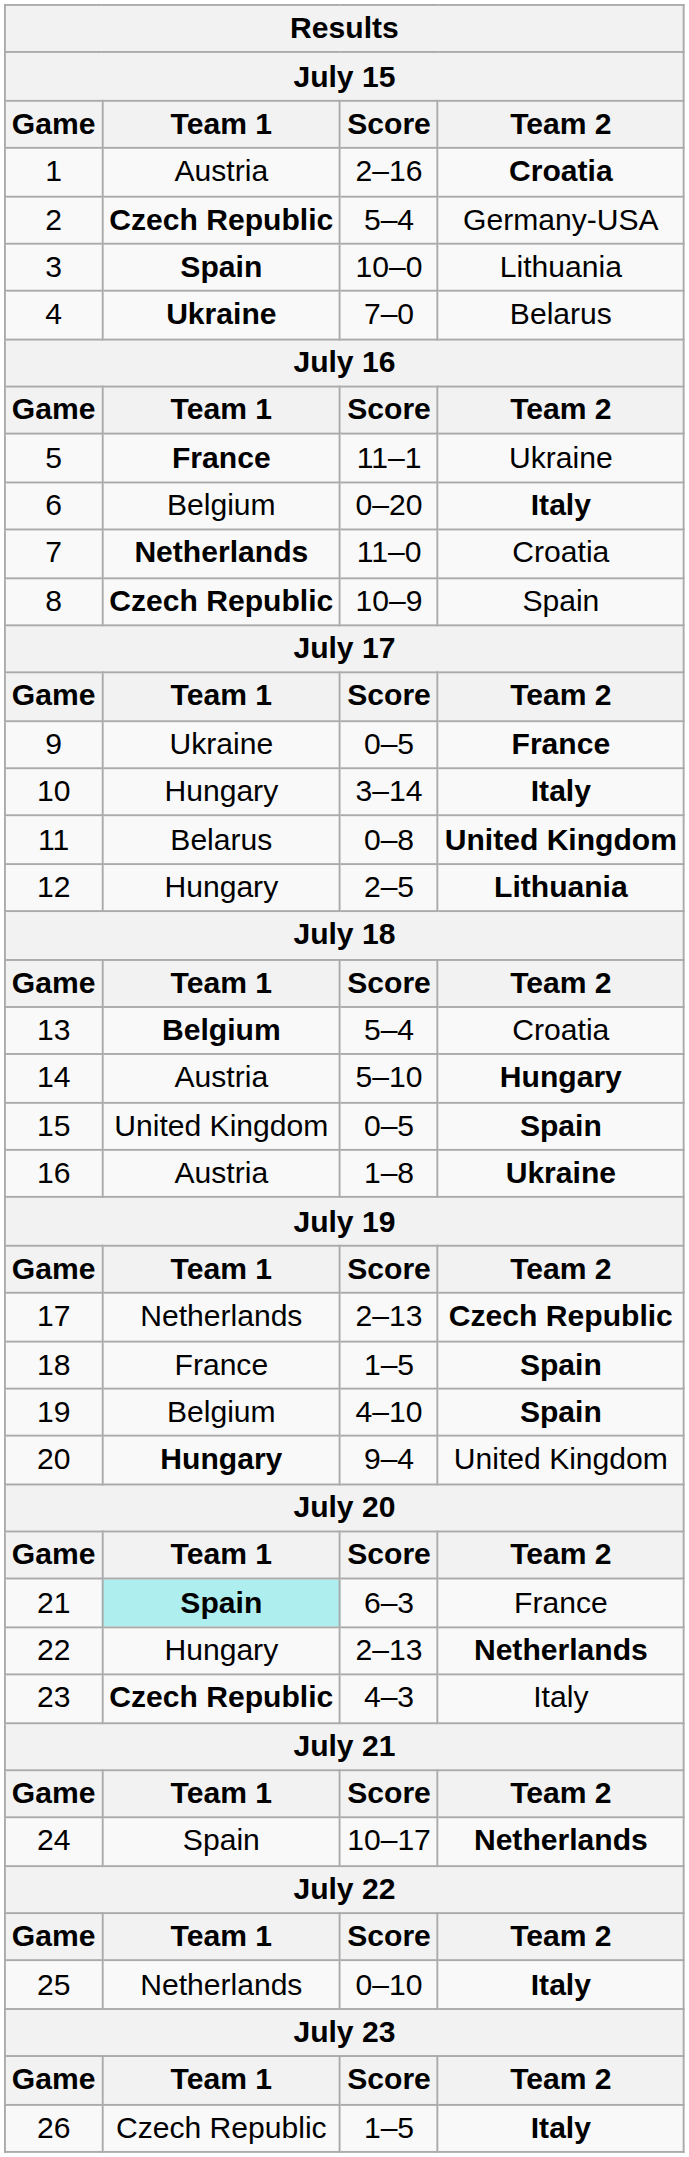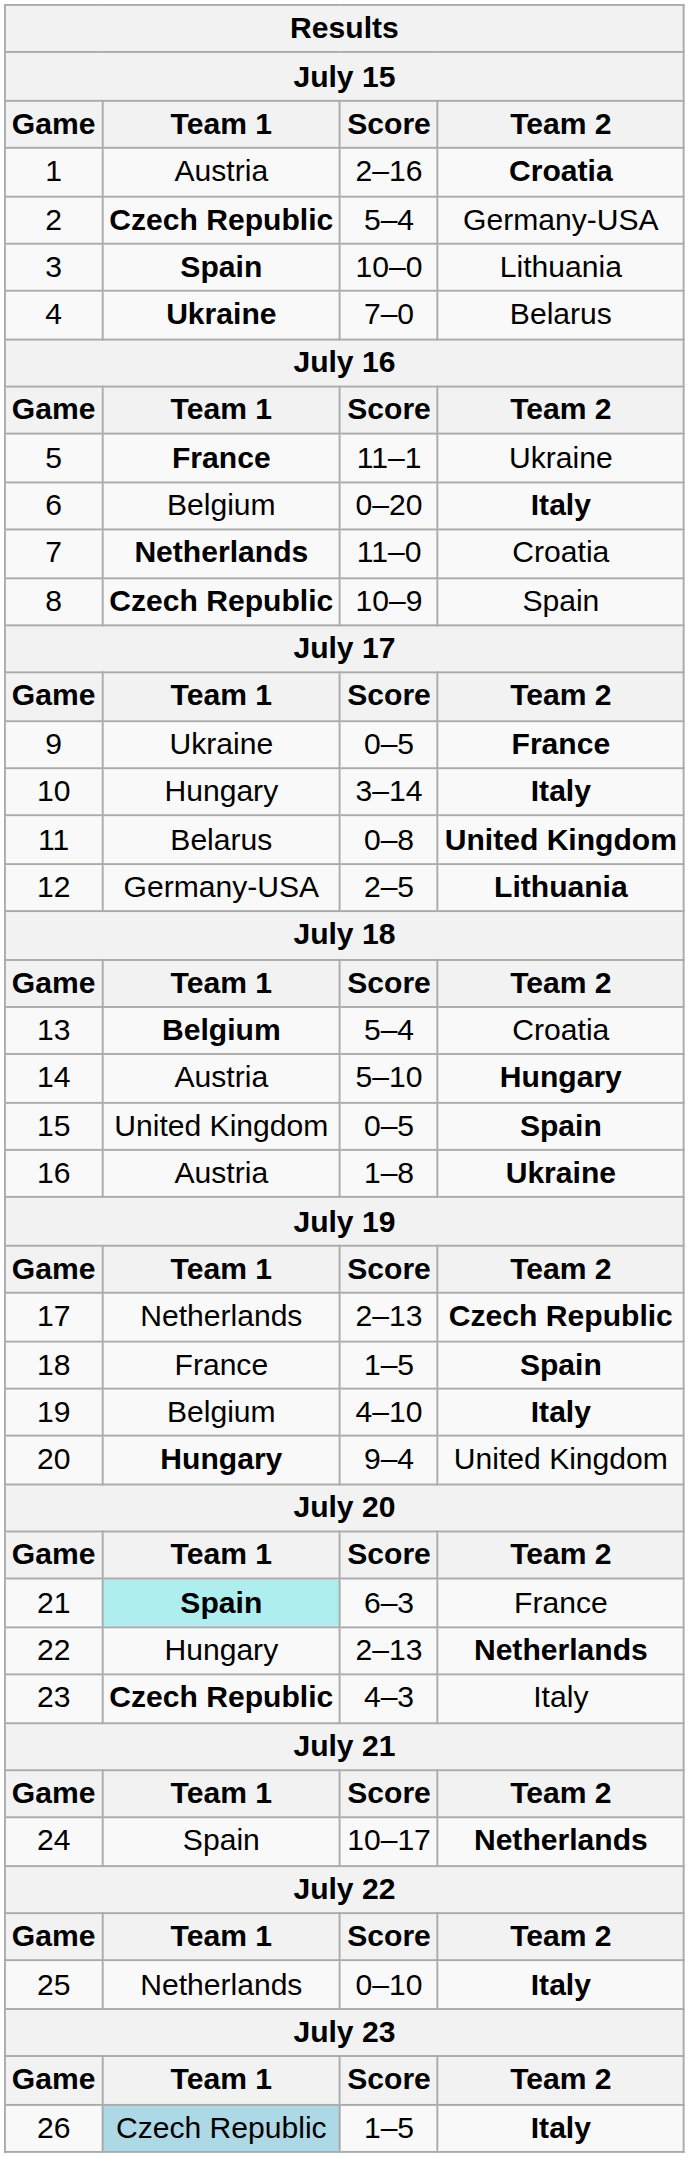(221, 887) Hungary -> (221, 887) Germany-USA
(561, 1411) Spain -> (561, 1411) Italy
(221, 2127) no background -> (221, 2127) lightblue background
